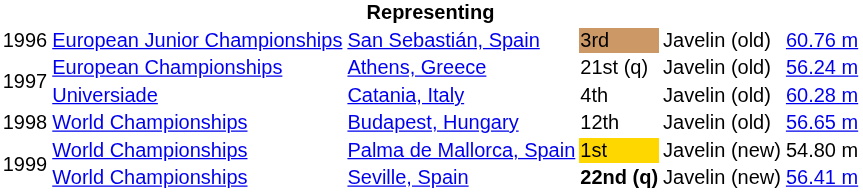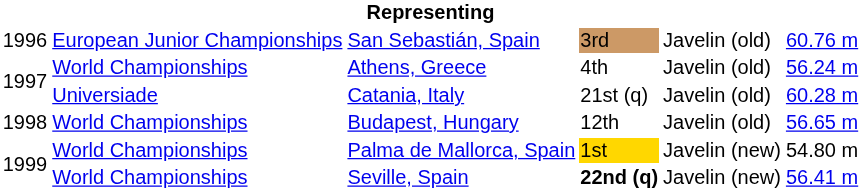(167, 67) European Championships -> (150, 67) World Championships
(614, 67) 21st (q) -> (594, 67) 4th
(594, 95) 4th -> (614, 95) 21st (q)
